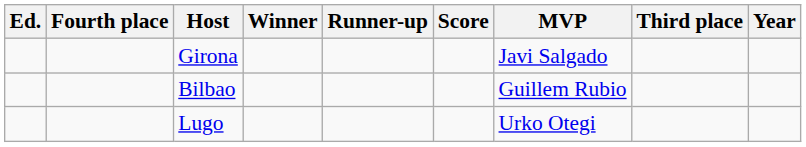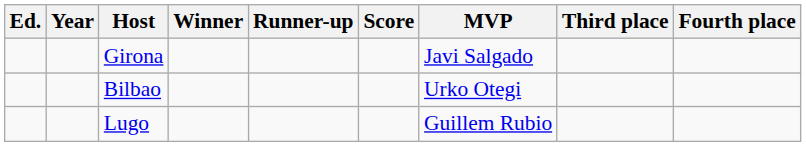columns swapped: (774, 21) <-> (110, 21)
(563, 89) Guillem Rubio -> (473, 89) Urko Otegi
(547, 123) Urko Otegi -> (488, 123) Guillem Rubio
